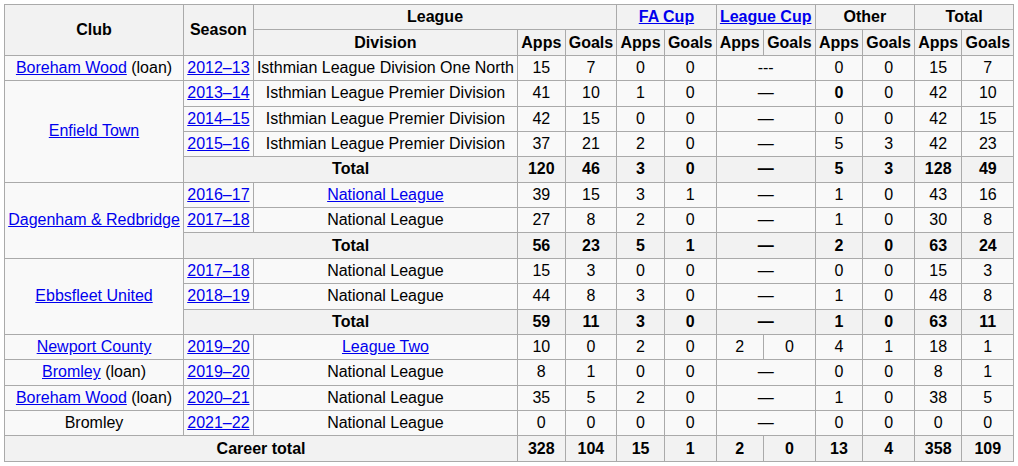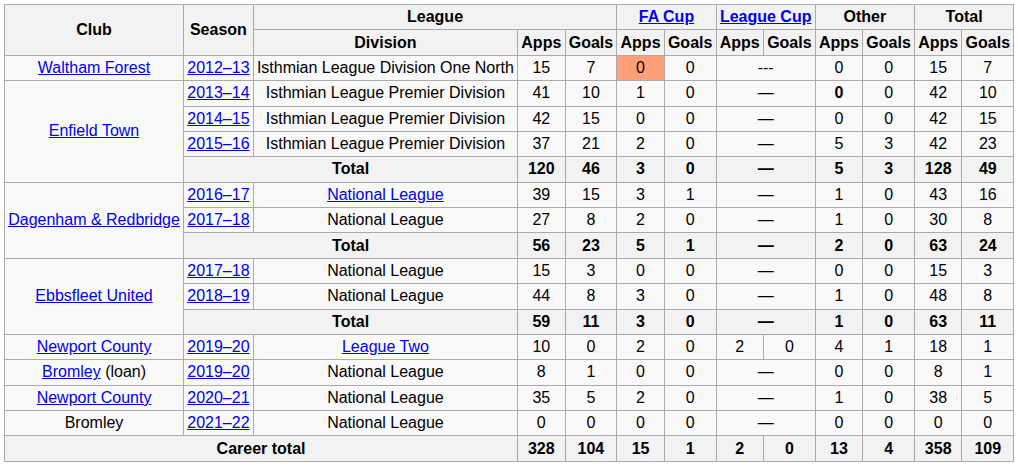(94, 67) Boreham Wood (loan) -> (94, 67) Waltham Forest
(641, 67) no background -> (641, 67) lightsalmon background
(94, 397) Boreham Wood (loan) -> (94, 397) Newport County
